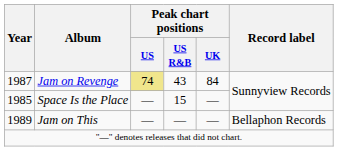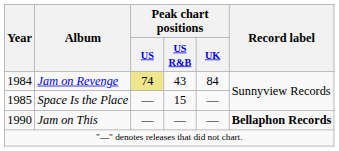(20, 81) 1987 -> (20, 81) 1984
(20, 120) 1989 -> (20, 120) 1990
(279, 120) normal -> (282, 120) bold
